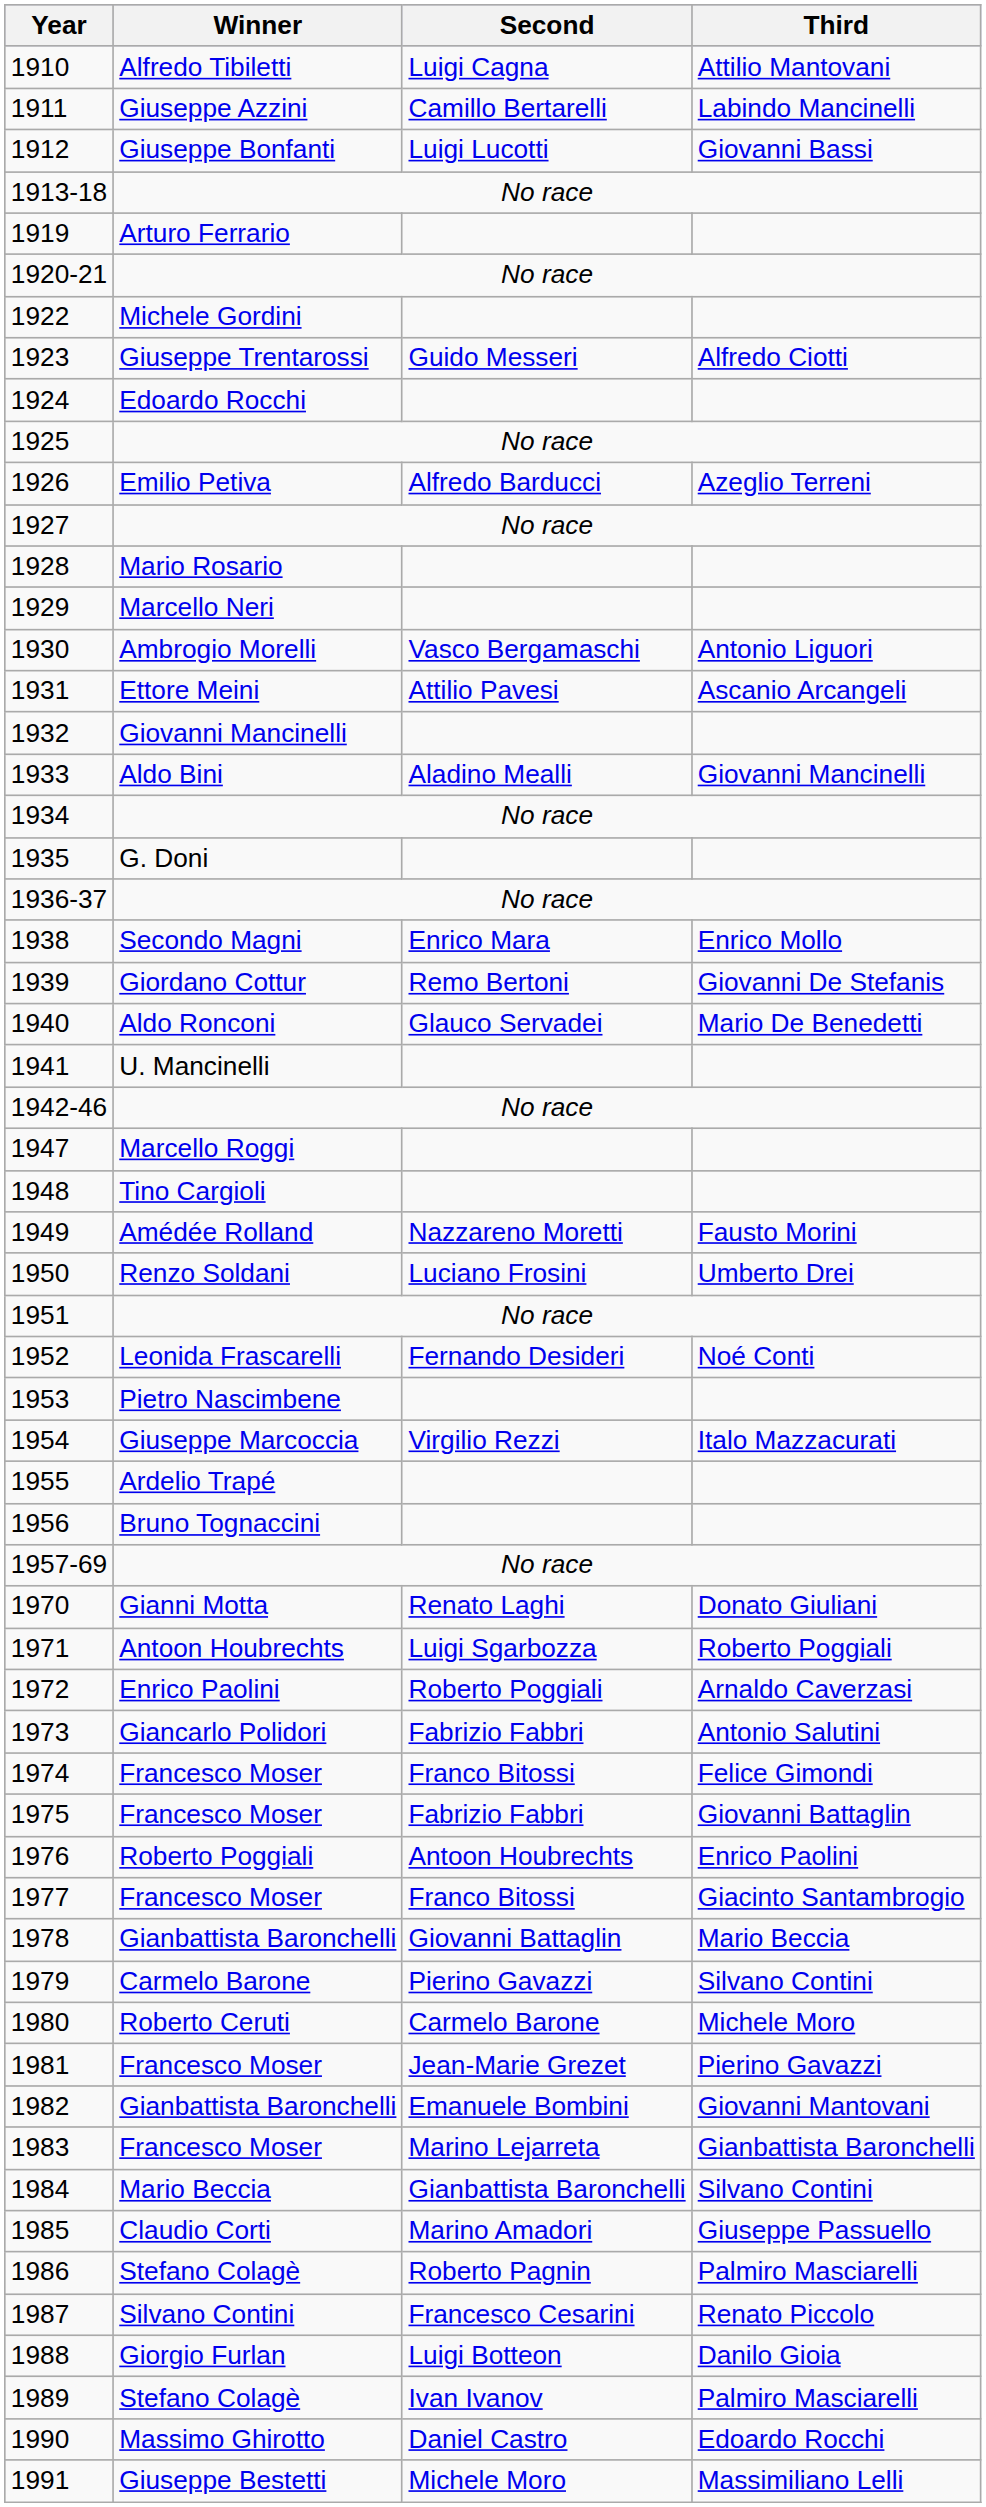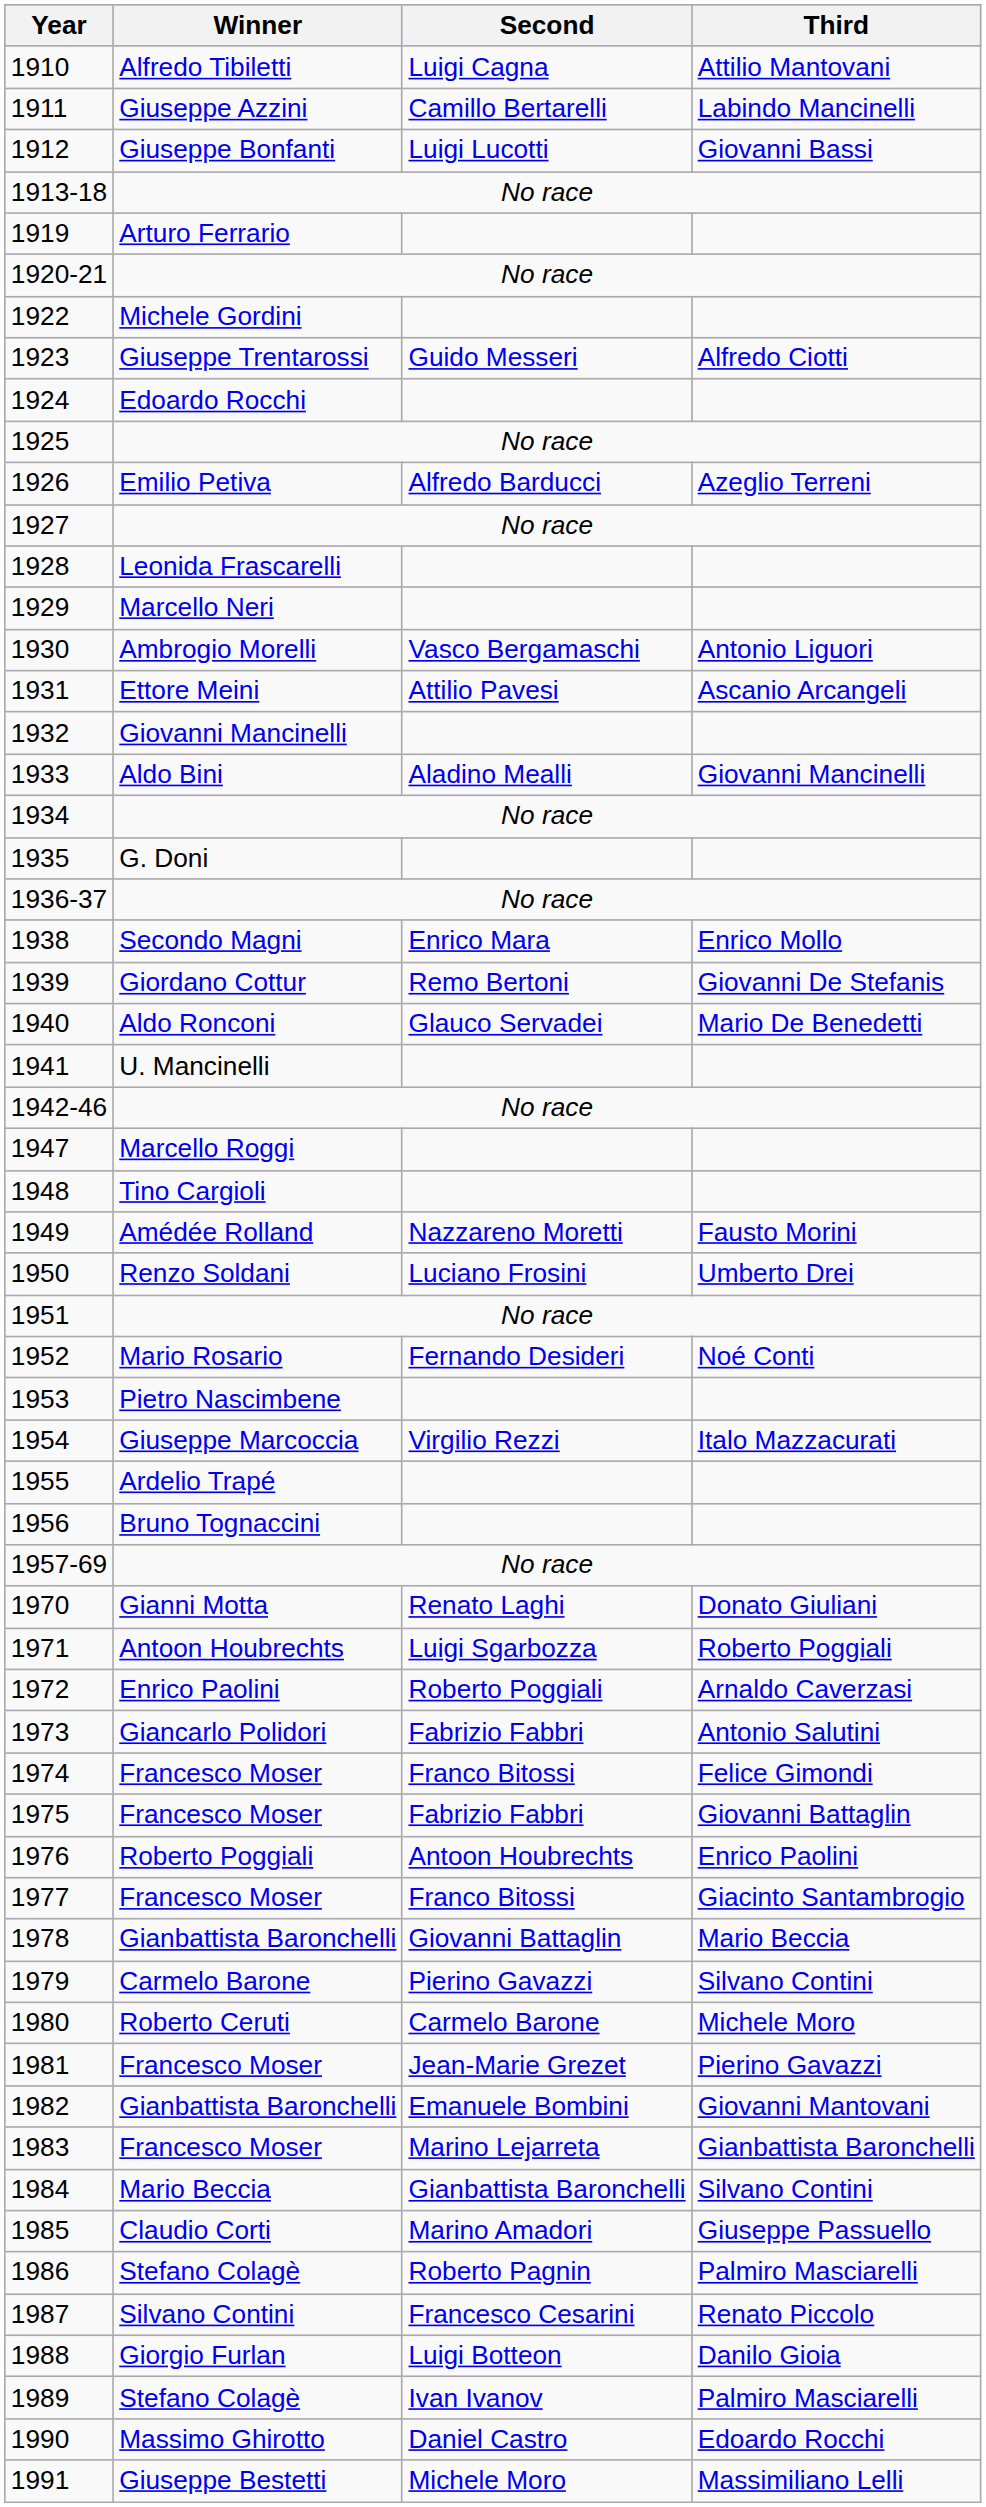(201, 566) Mario Rosario -> (230, 566) Leonida Frascarelli
(230, 1356) Leonida Frascarelli -> (201, 1356) Mario Rosario
